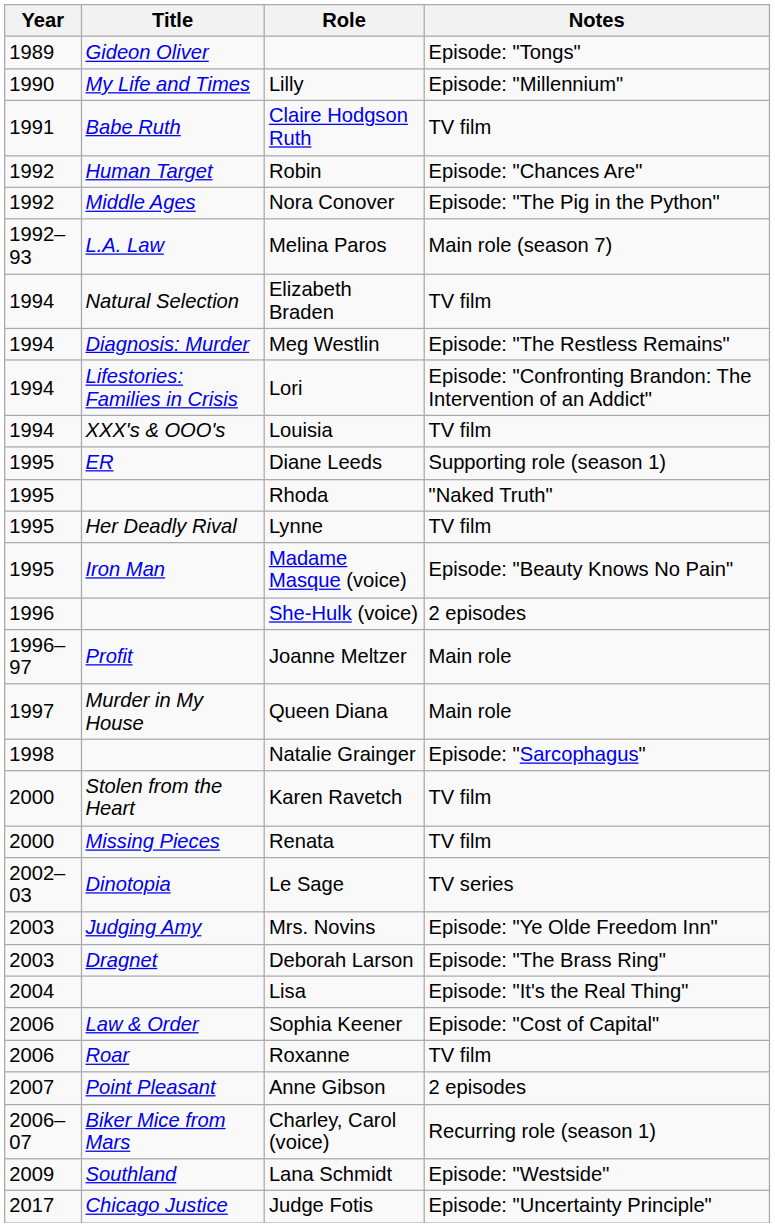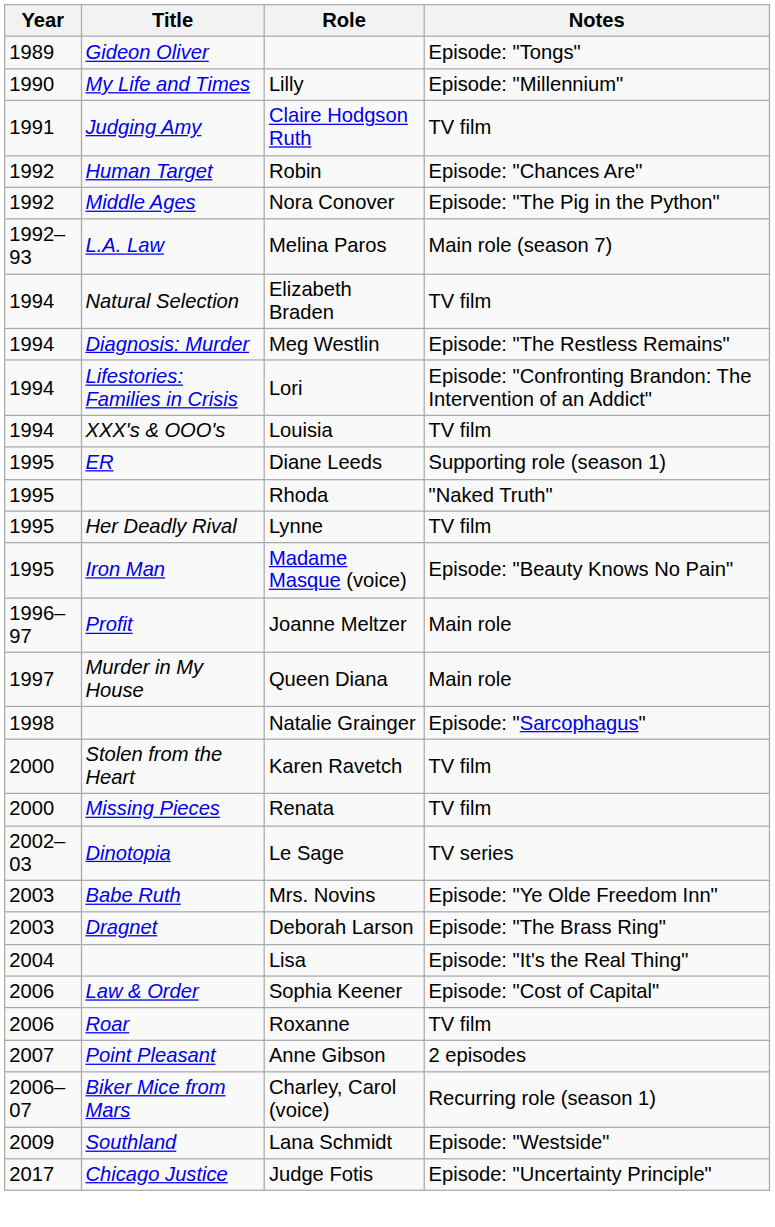(133, 127) Babe Ruth -> (143, 127) Judging Amy
- row: (343, 613)
(143, 928) Judging Amy -> (133, 896) Babe Ruth
